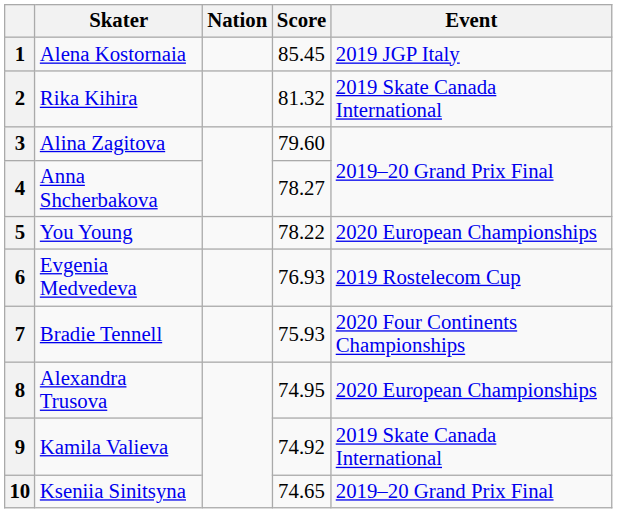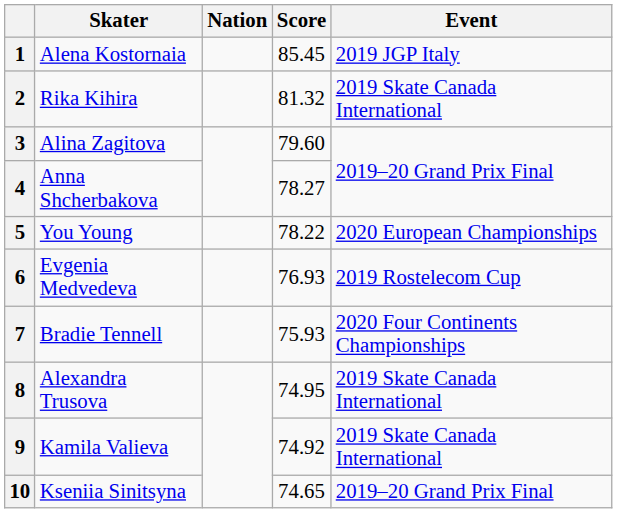(466, 390) 2020 European Championships -> (416, 390) 2019 Skate Canada International
